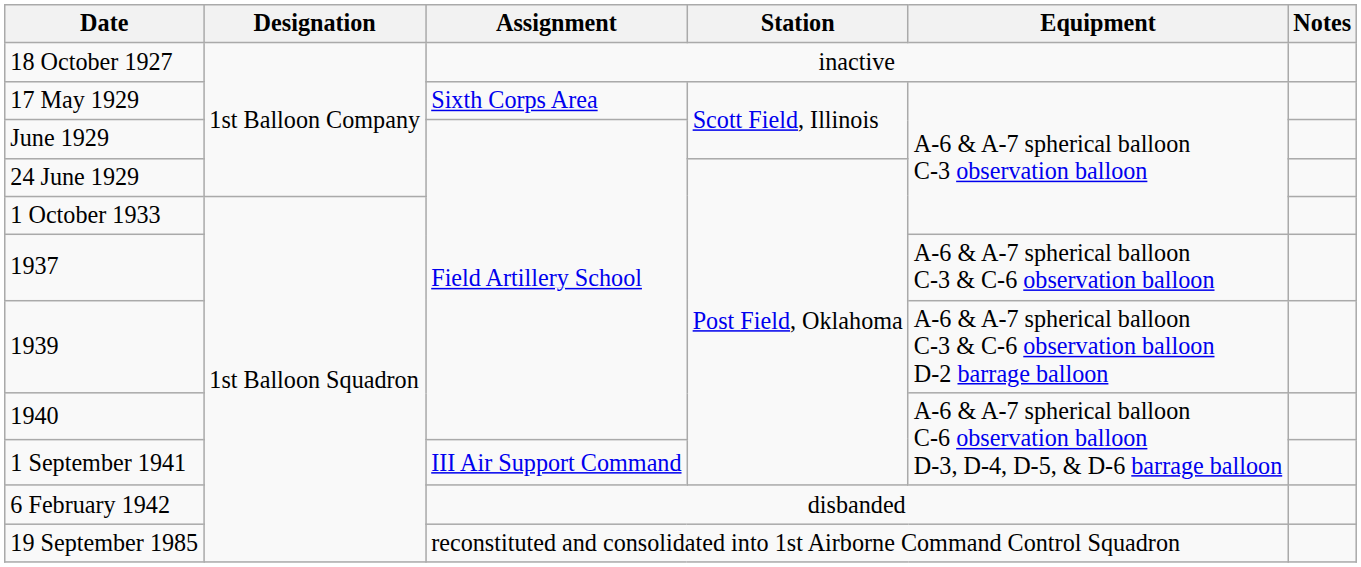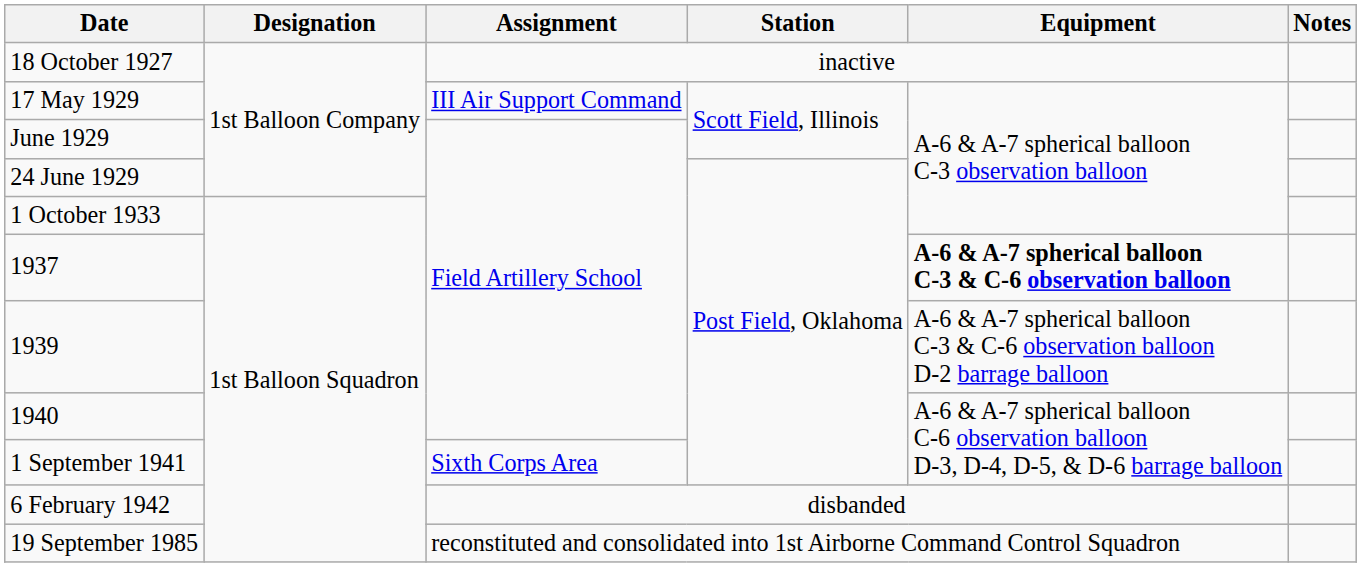(514, 100) Sixth Corps Area -> (556, 100) III Air Support Command
(1064, 267) normal -> (1072, 267) bold
(556, 462) III Air Support Command -> (514, 462) Sixth Corps Area
